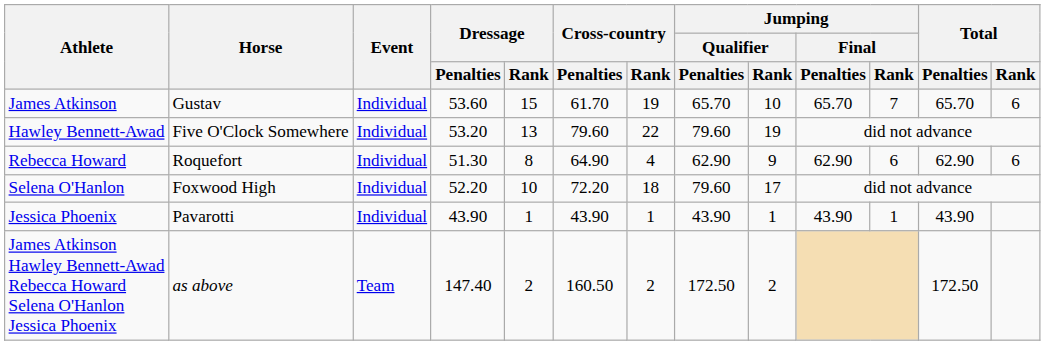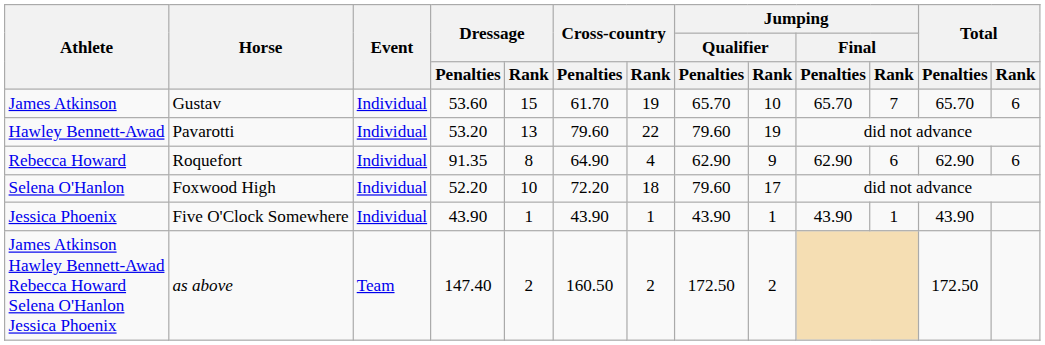(261, 132) Five O'Clock Somewhere -> (203, 132) Pavarotti
(468, 160) 51.30 -> (468, 160) 91.35
(203, 216) Pavarotti -> (261, 216) Five O'Clock Somewhere
